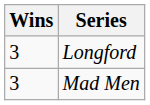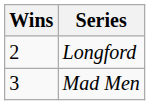(14, 52) 3 -> (14, 52) 2
